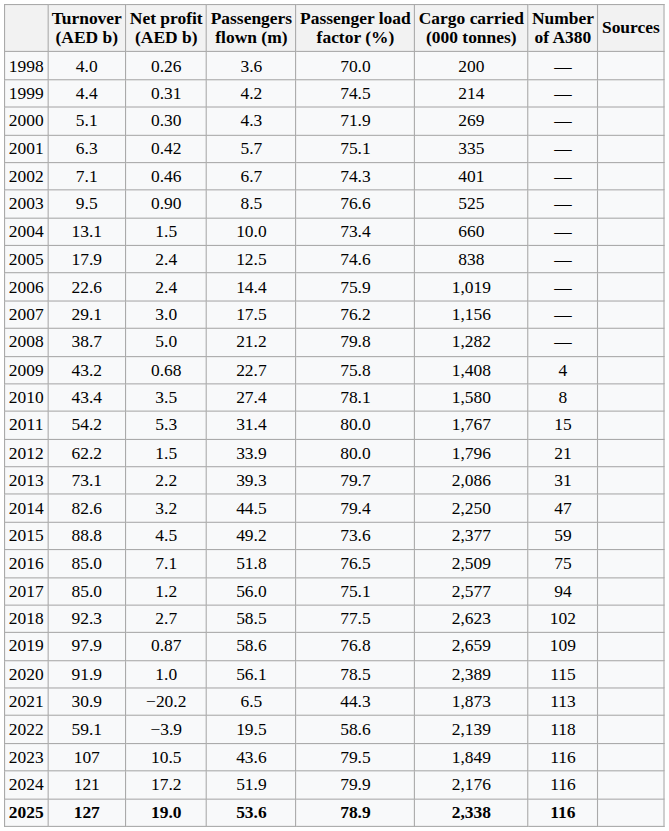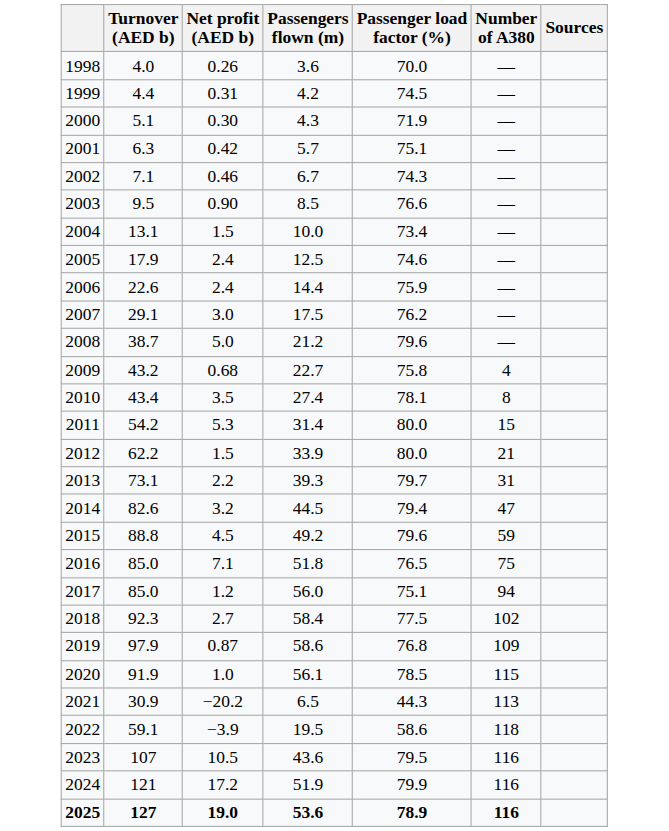- column: (471, 28)
(355, 342) 79.8 -> (412, 342) 79.6
(355, 535) 73.6 -> (412, 535) 79.6
(251, 618) 58.5 -> (308, 618) 58.4
